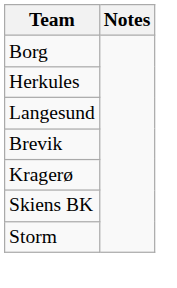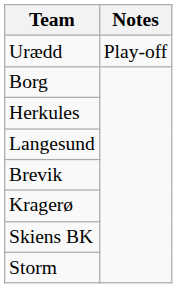+ row: (36, 50)
